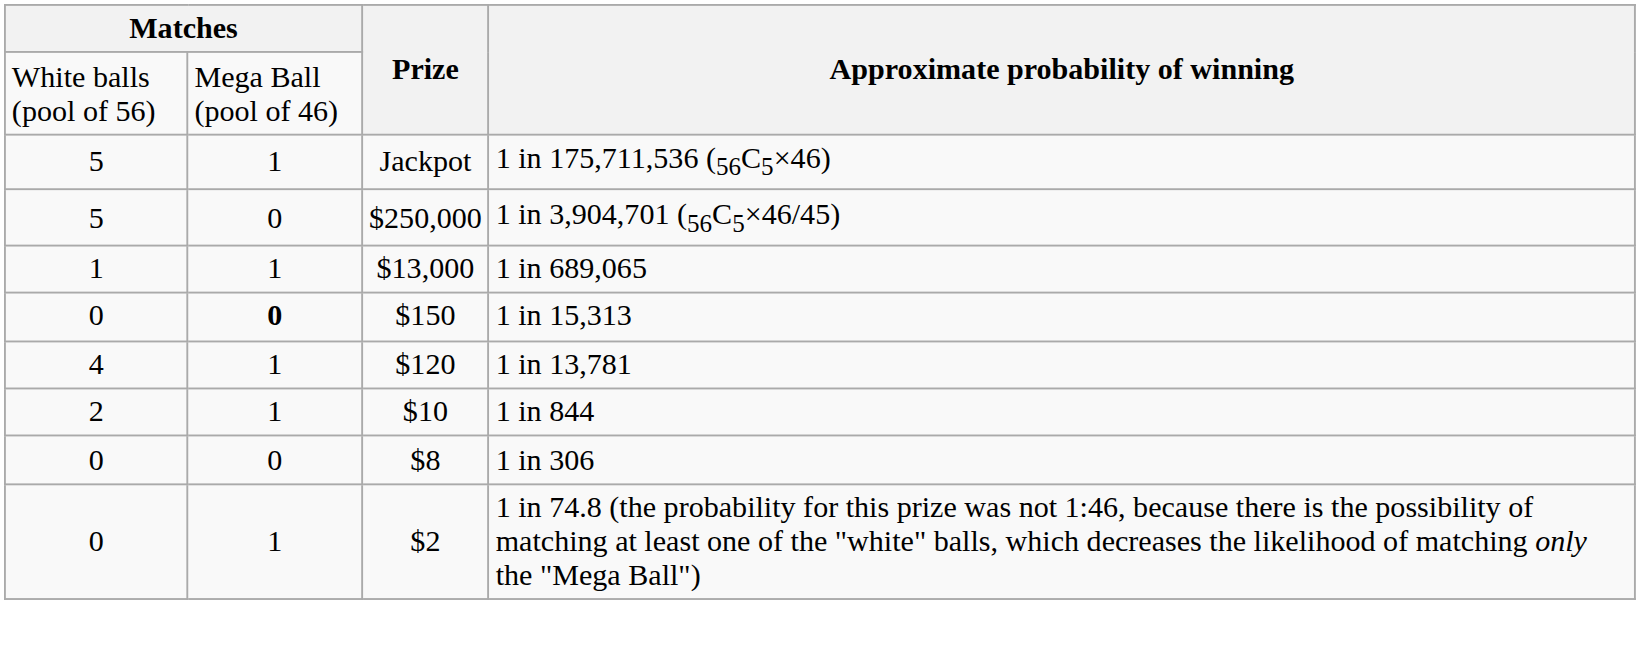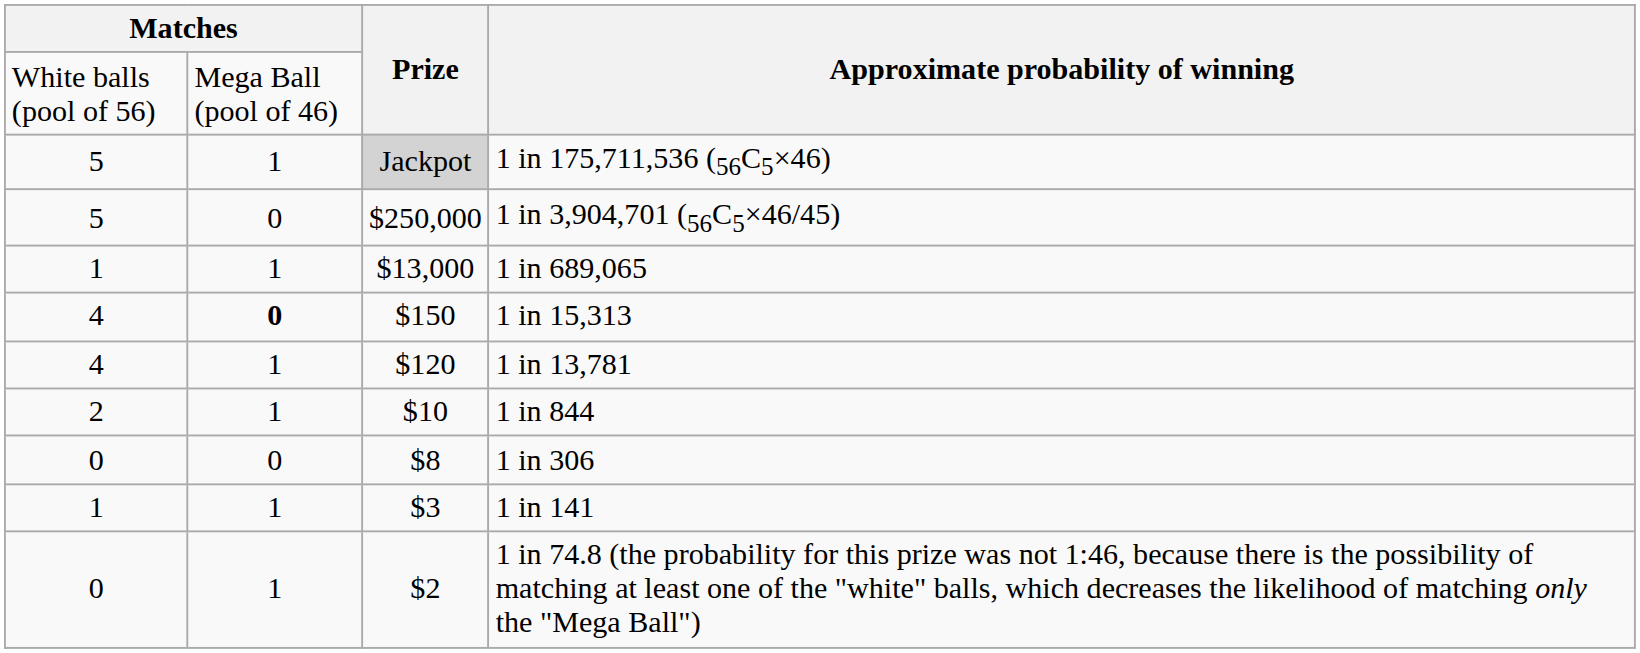(425, 161) no background -> (425, 161) lightgrey background
(96, 316) 0 -> (96, 316) 4
+ row: (545, 507)
